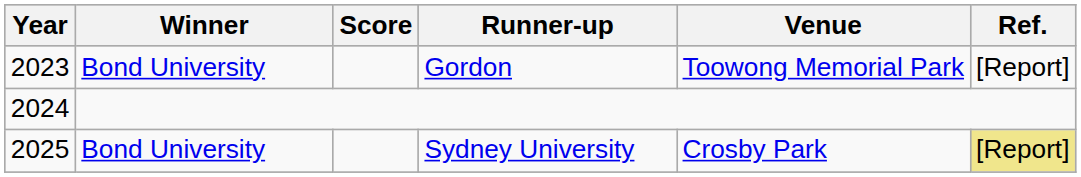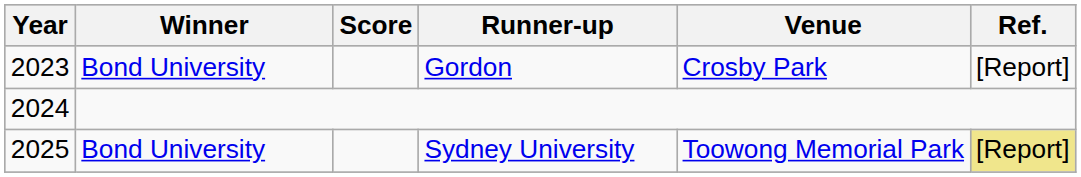(823, 66) Toowong Memorial Park -> (755, 66) Crosby Park
(755, 150) Crosby Park -> (823, 150) Toowong Memorial Park
